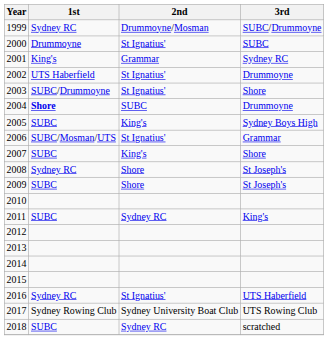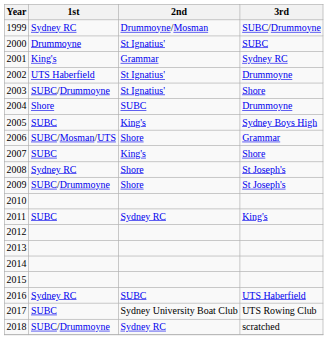(43, 106) bold -> (43, 106) normal
(143, 138) St Ignatius' -> (132, 138) Shore
(44, 185) SUBC -> (70, 185) SUBC/Drummoyne
(143, 295) St Ignatius' -> (133, 295) SUBC
(74, 311) Sydney Rowing Club -> (44, 311) SUBC
(44, 327) SUBC -> (70, 327) SUBC/Drummoyne
